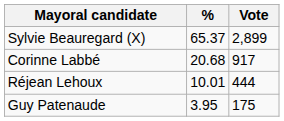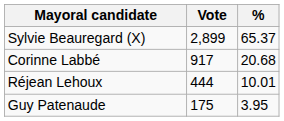columns swapped: (254, 15) <-> (208, 15)
